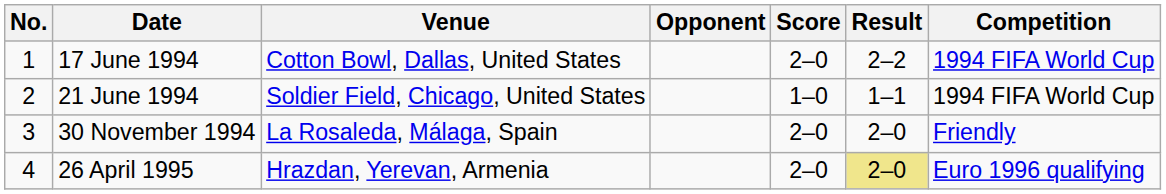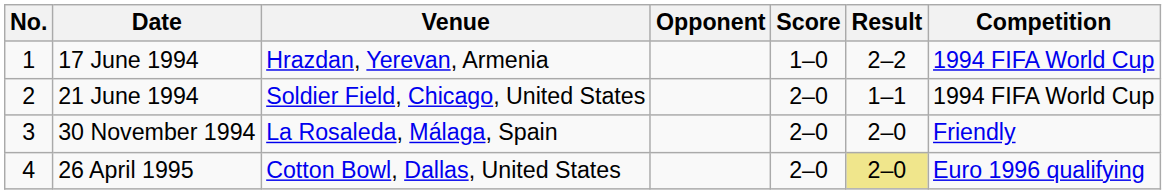(443, 59) Cotton Bowl, Dallas, United States -> (407, 59) Hrazdan, Yerevan, Armenia
(808, 59) 2–0 -> (808, 59) 1–0
(808, 96) 1–0 -> (808, 96) 2–0
(407, 170) Hrazdan, Yerevan, Armenia -> (443, 170) Cotton Bowl, Dallas, United States
